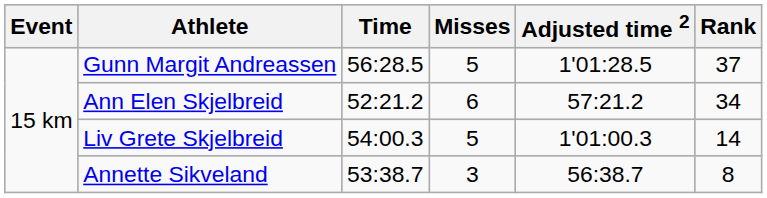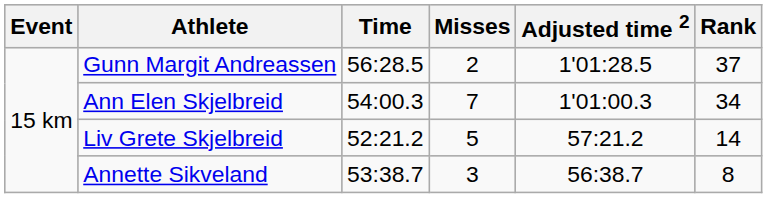(472, 65) 5 -> (472, 65) 2
(385, 102) 52:21.2 -> (385, 102) 54:00.3
(472, 102) 6 -> (472, 102) 7
(605, 102) 57:21.2 -> (605, 102) 1'01:00.3
(385, 138) 54:00.3 -> (385, 138) 52:21.2
(605, 138) 1'01:00.3 -> (605, 138) 57:21.2
